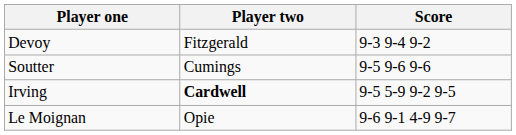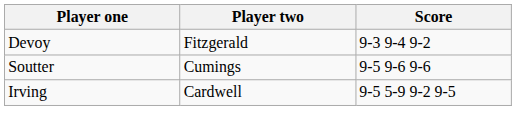(215, 92) bold -> (213, 92) normal
- row: (47, 117)
